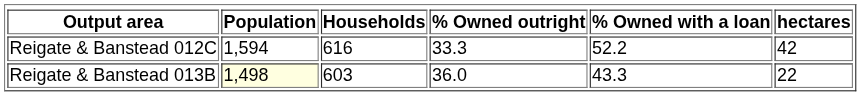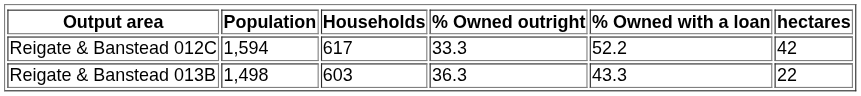(338, 48) 616 -> (338, 48) 617
(246, 75) lightyellow background -> (246, 75) no background
(450, 75) 36.0 -> (450, 75) 36.3
